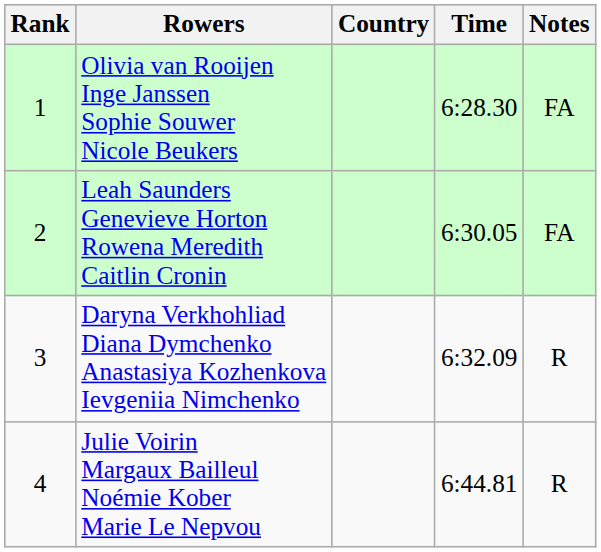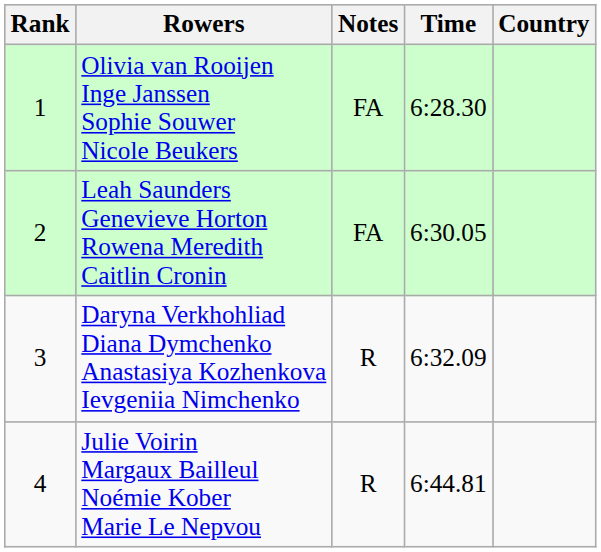columns swapped: (384, 24) <-> (559, 24)
